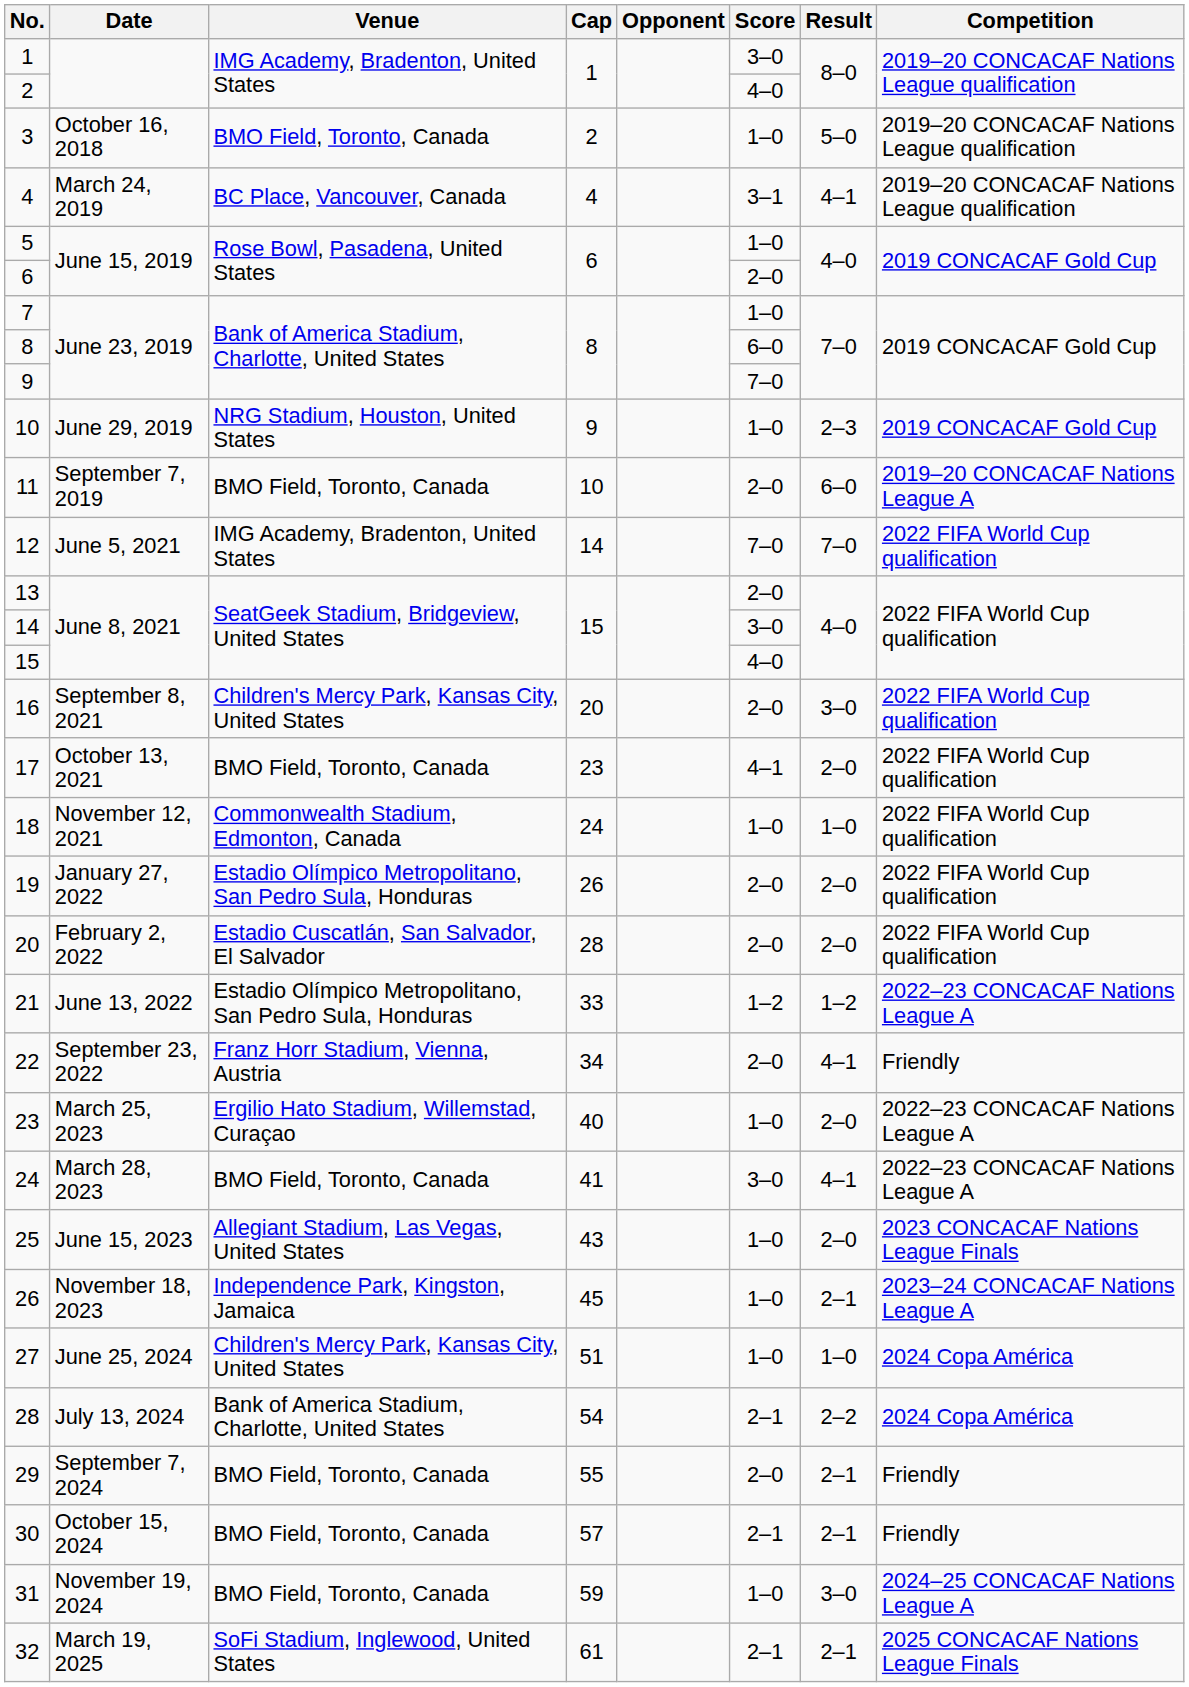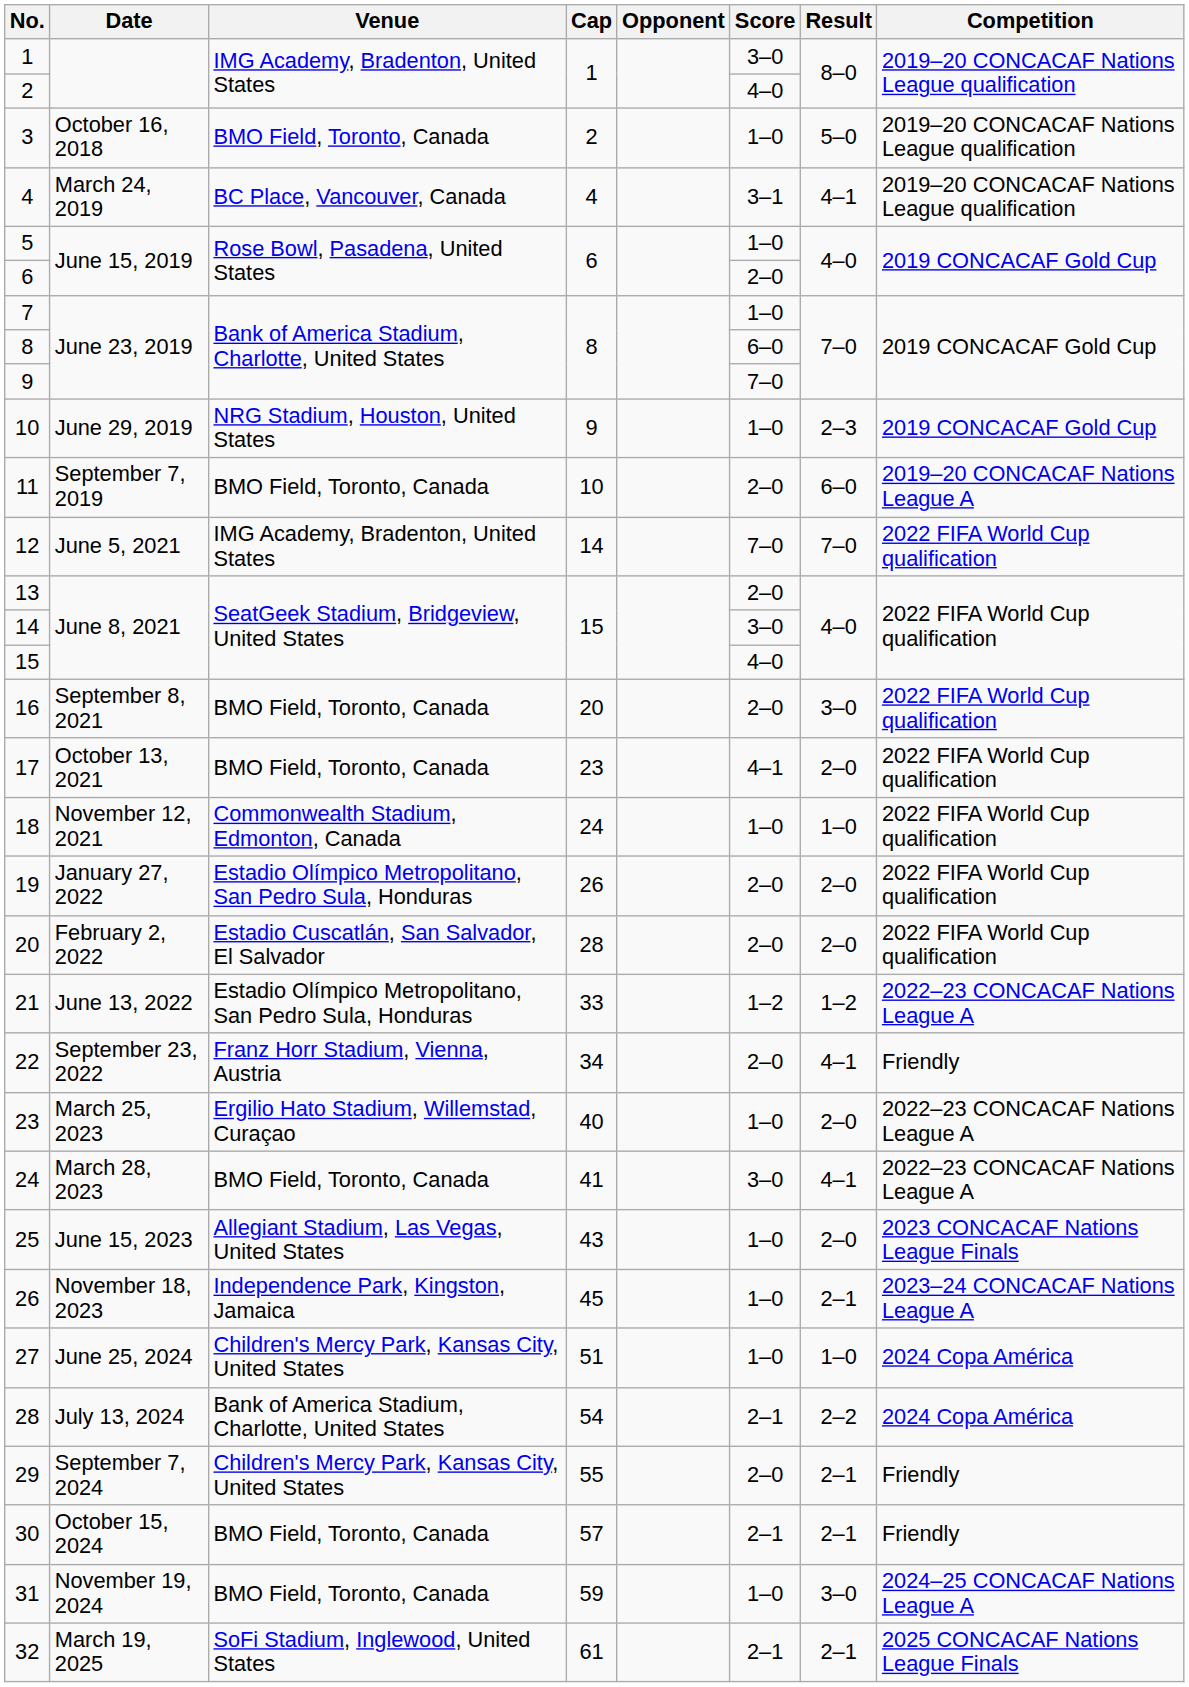(386, 708) Children's Mercy Park, Kansas City, United States -> (351, 708) BMO Field, Toronto, Canada
(351, 1475) BMO Field, Toronto, Canada -> (386, 1475) Children's Mercy Park, Kansas City, United States
